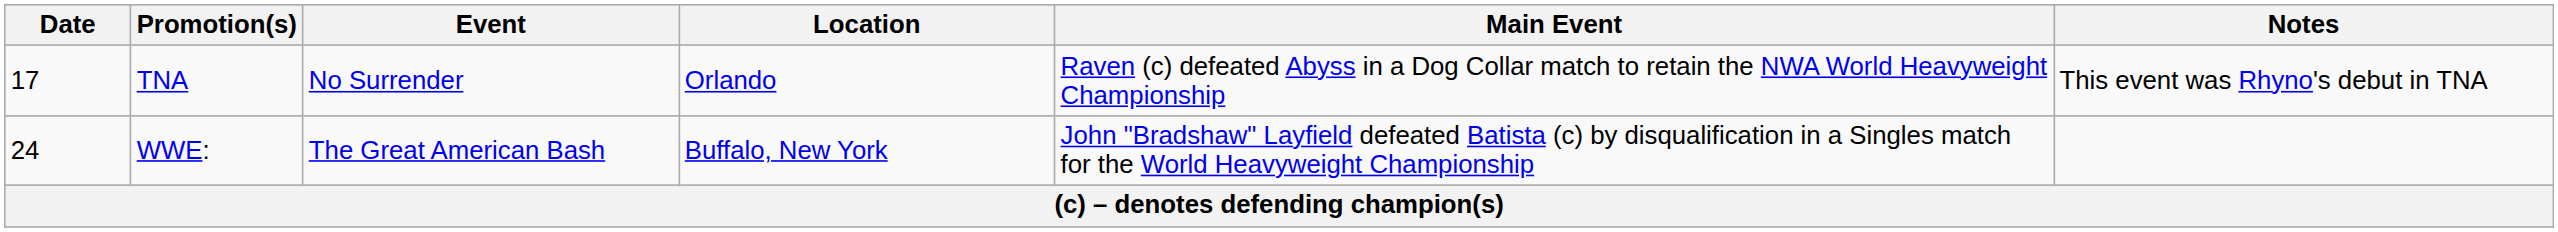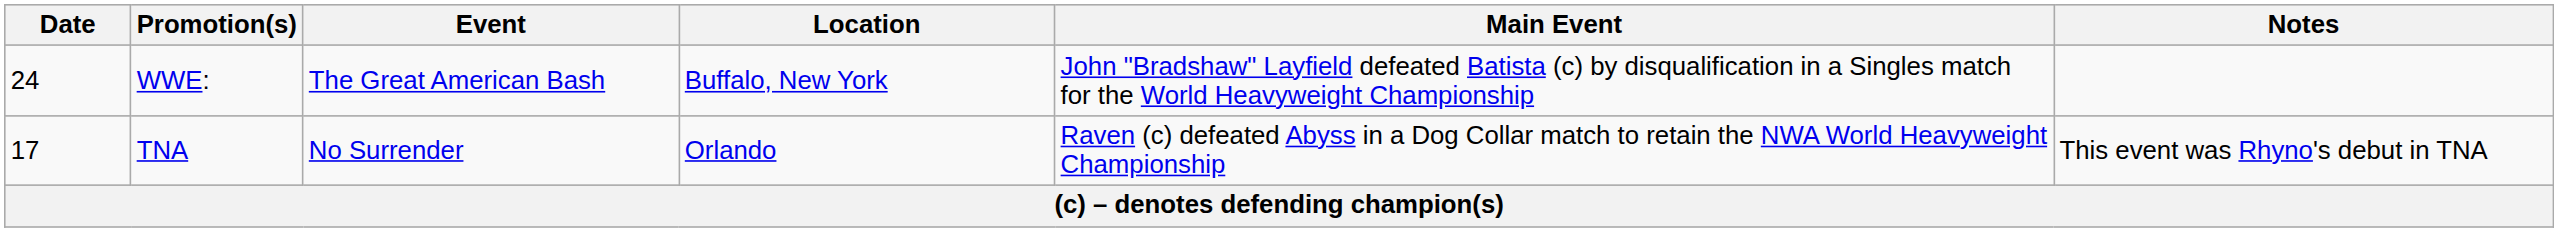rows swapped: (162, 80) <-> (173, 150)
